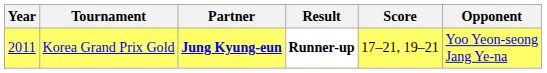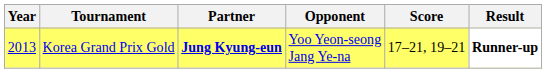columns swapped: (492, 16) <-> (322, 16)
(22, 48) 2011 -> (22, 48) 2013
